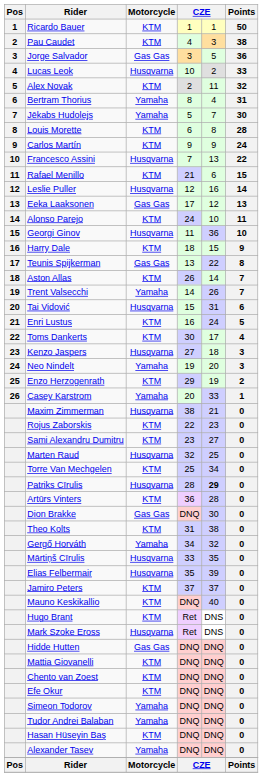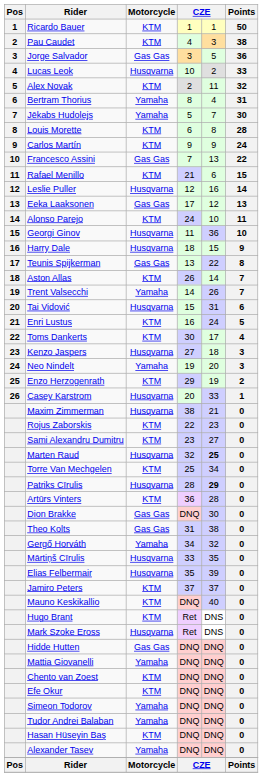(152, 159) Husqvarna -> (152, 159) Gas Gas
(152, 248) KTM -> (152, 248) Husqvarna
(152, 395) Yamaha -> (152, 395) Husqvarna
(214, 454) normal -> (214, 454) bold
(152, 528) KTM -> (152, 528) Gas Gas
(152, 661) KTM -> (152, 661) Yamaha
